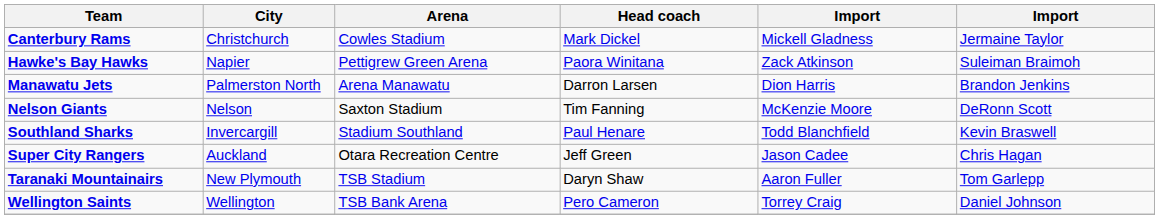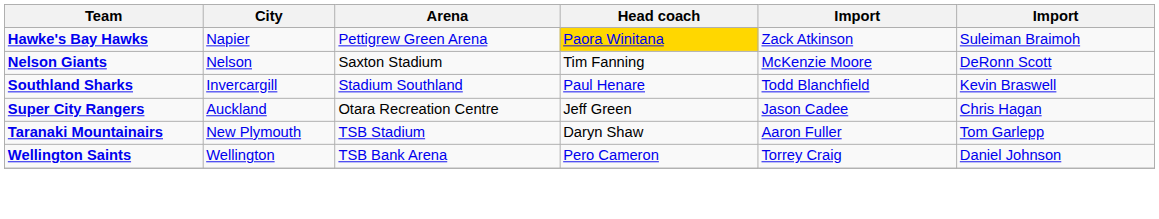- row: (69, 39)
(613, 62) no background -> (613, 39) gold background
- row: (60, 86)
